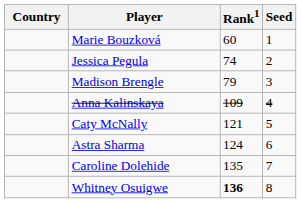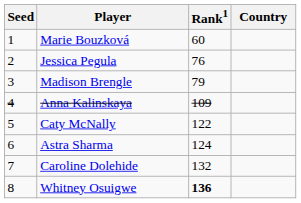columns swapped: (37, 16) <-> (279, 16)
(230, 60) 74 -> (198, 60) 76
(233, 123) 121 -> (201, 123) 122
(233, 166) 135 -> (201, 166) 132
